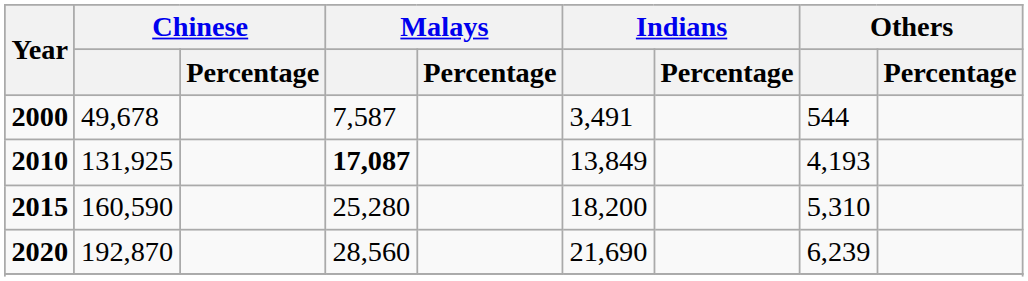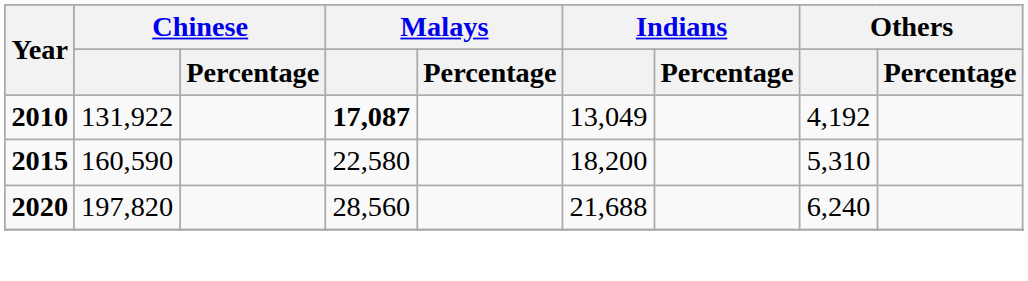- row: (40, 116)
(127, 161) 131,925 -> (127, 116) 131,922
(608, 161) 13,849 -> (608, 116) 13,049
(838, 161) 4,193 -> (838, 116) 4,192
(371, 206) 25,280 -> (371, 161) 22,580
(127, 251) 192,870 -> (127, 206) 197,820
(608, 251) 21,690 -> (608, 206) 21,688
(838, 251) 6,239 -> (838, 206) 6,240
